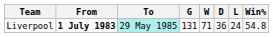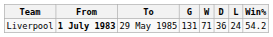(148, 26) paleturquoise background -> (148, 26) no background
(256, 26) 54.8 -> (256, 26) 54.2
